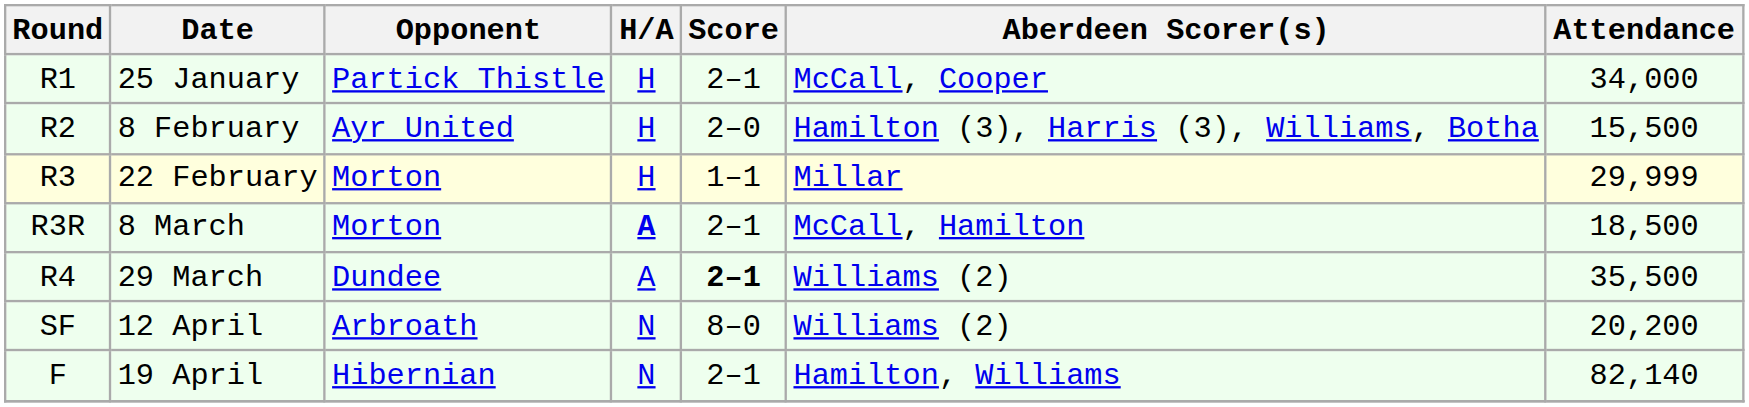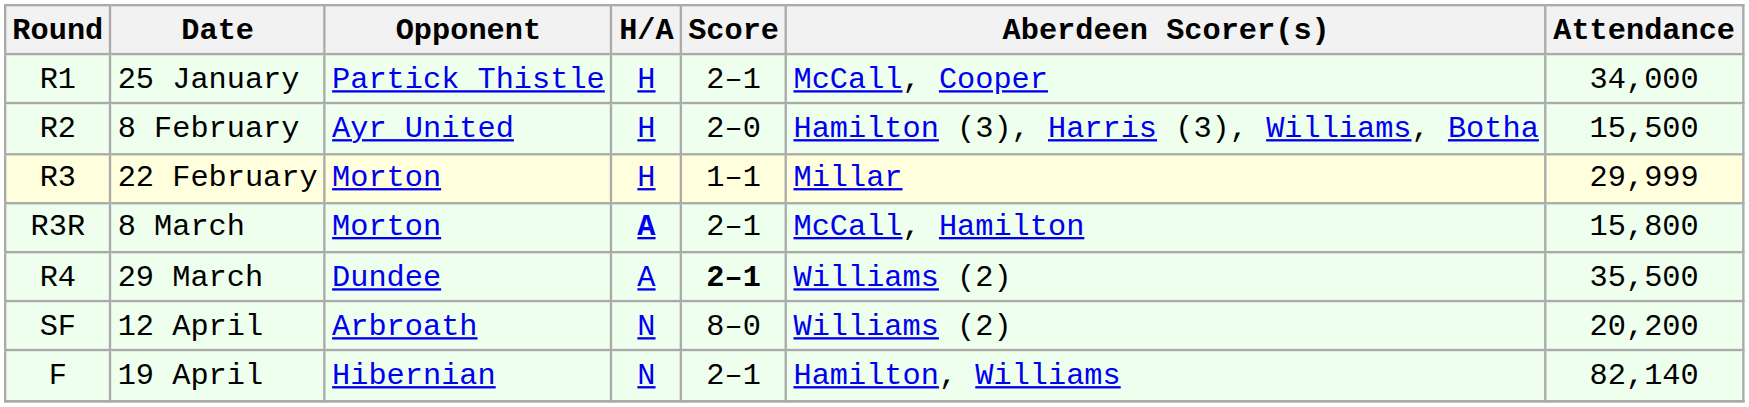(1644, 227) 18,500 -> (1644, 227) 15,800
